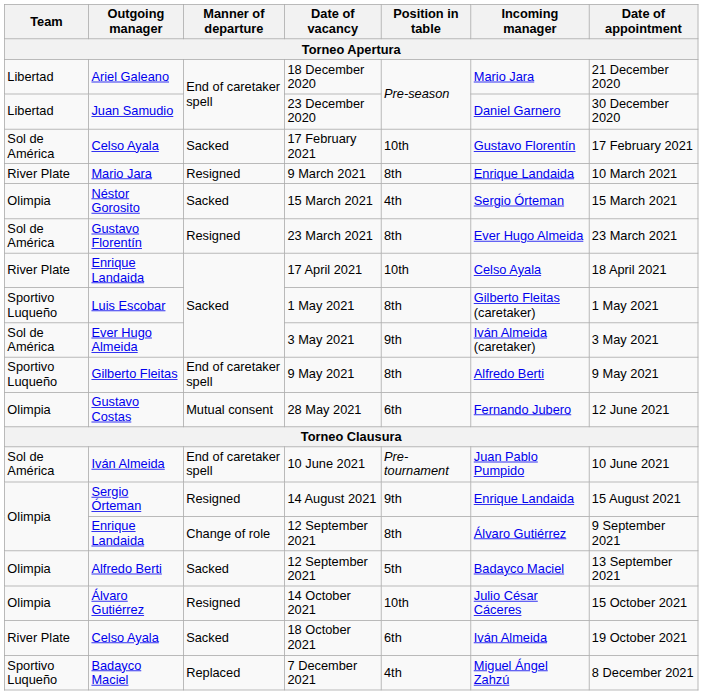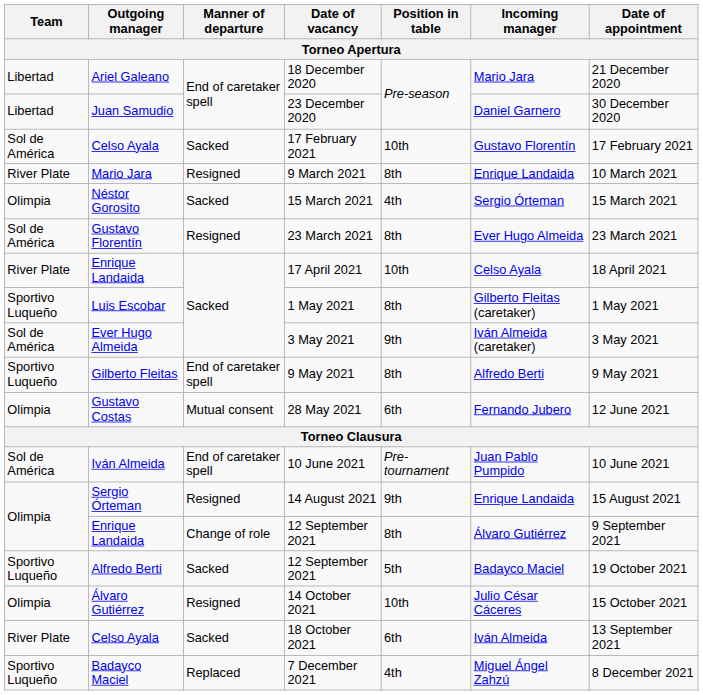(29, 568) Olimpia -> (32, 568) Sportivo Luqueño
(632, 568) 13 September 2021 -> (640, 568) 19 October 2021
(640, 637) 19 October 2021 -> (632, 637) 13 September 2021
